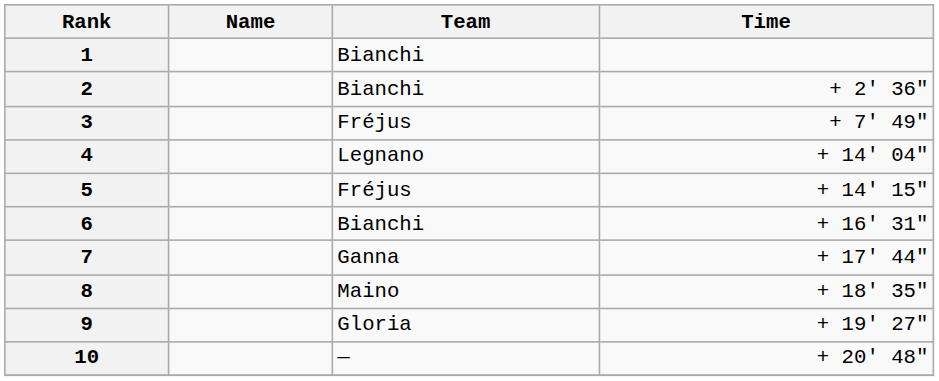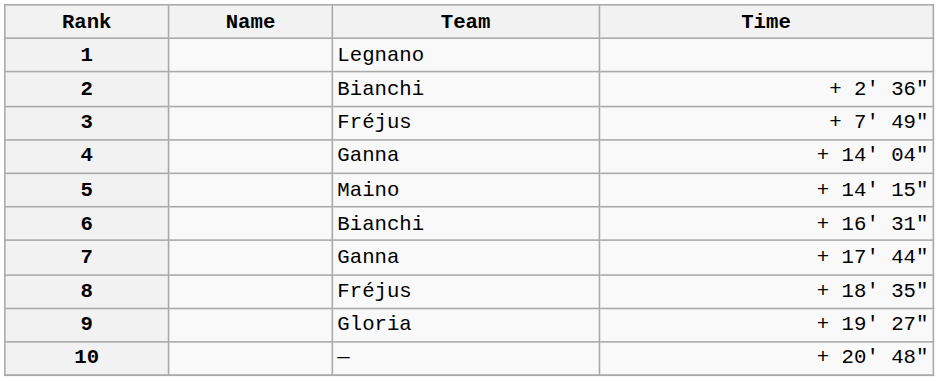(381, 55) Bianchi -> (381, 55) Legnano
(381, 156) Legnano -> (368, 156) Ganna
(375, 190) Fréjus -> (368, 190) Maino
(368, 291) Maino -> (375, 291) Fréjus
